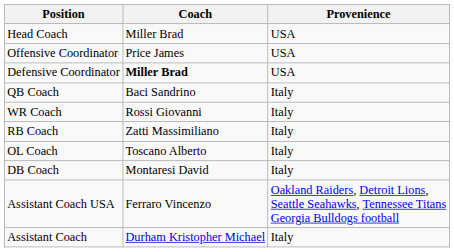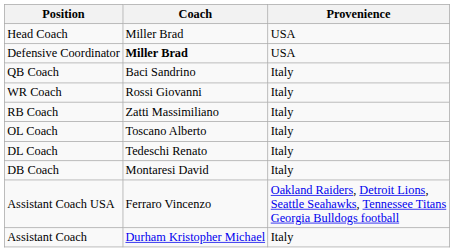- row: (63, 53)
+ row: (32, 151)
